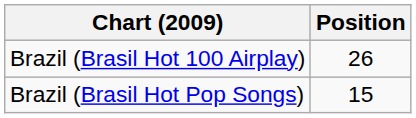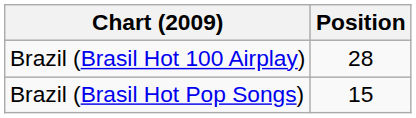(361, 58) 26 -> (361, 58) 28
